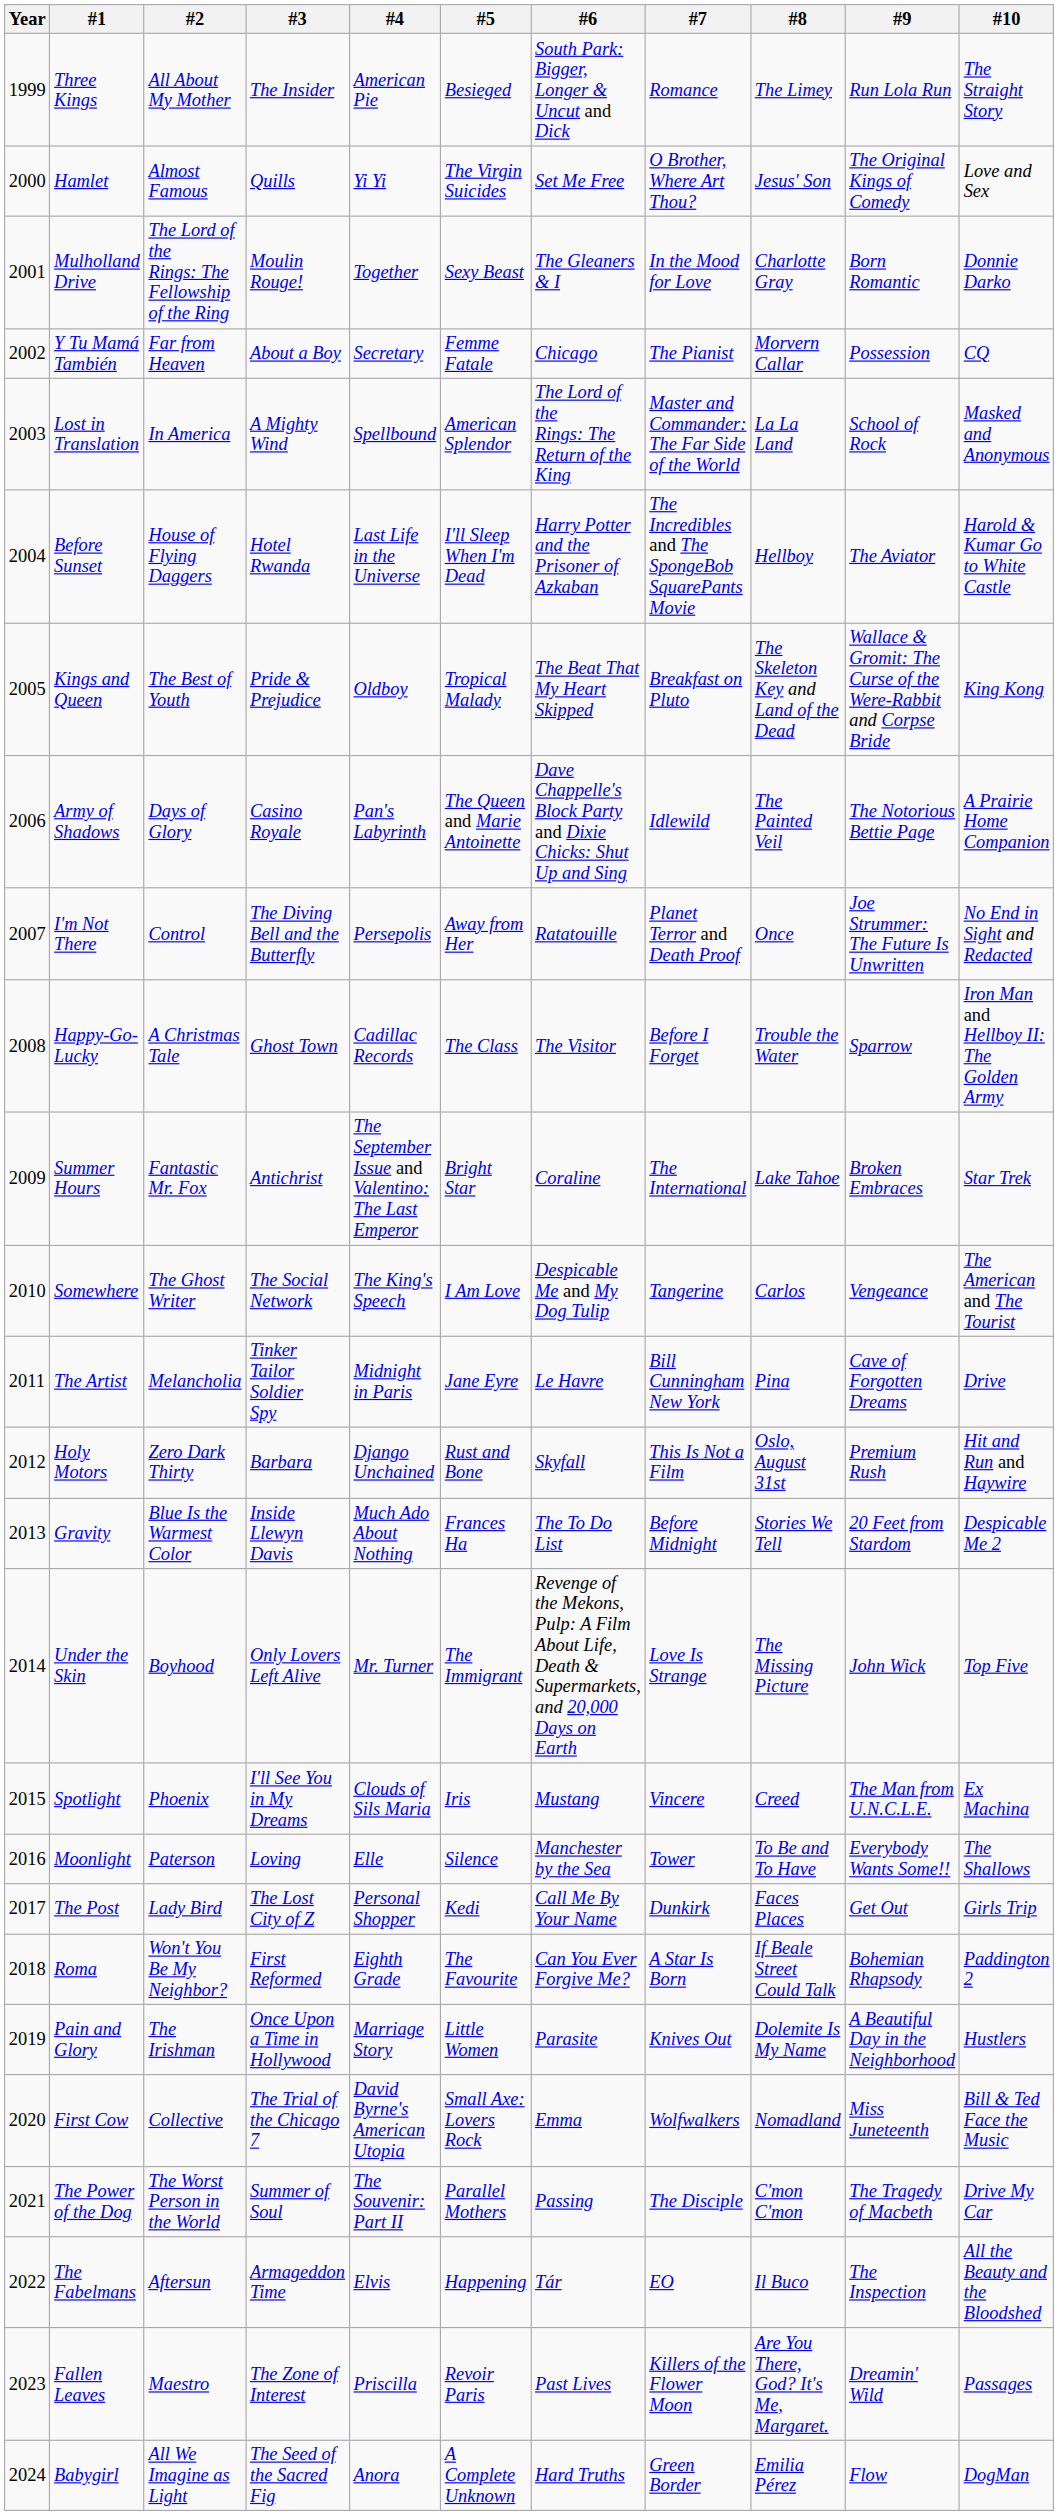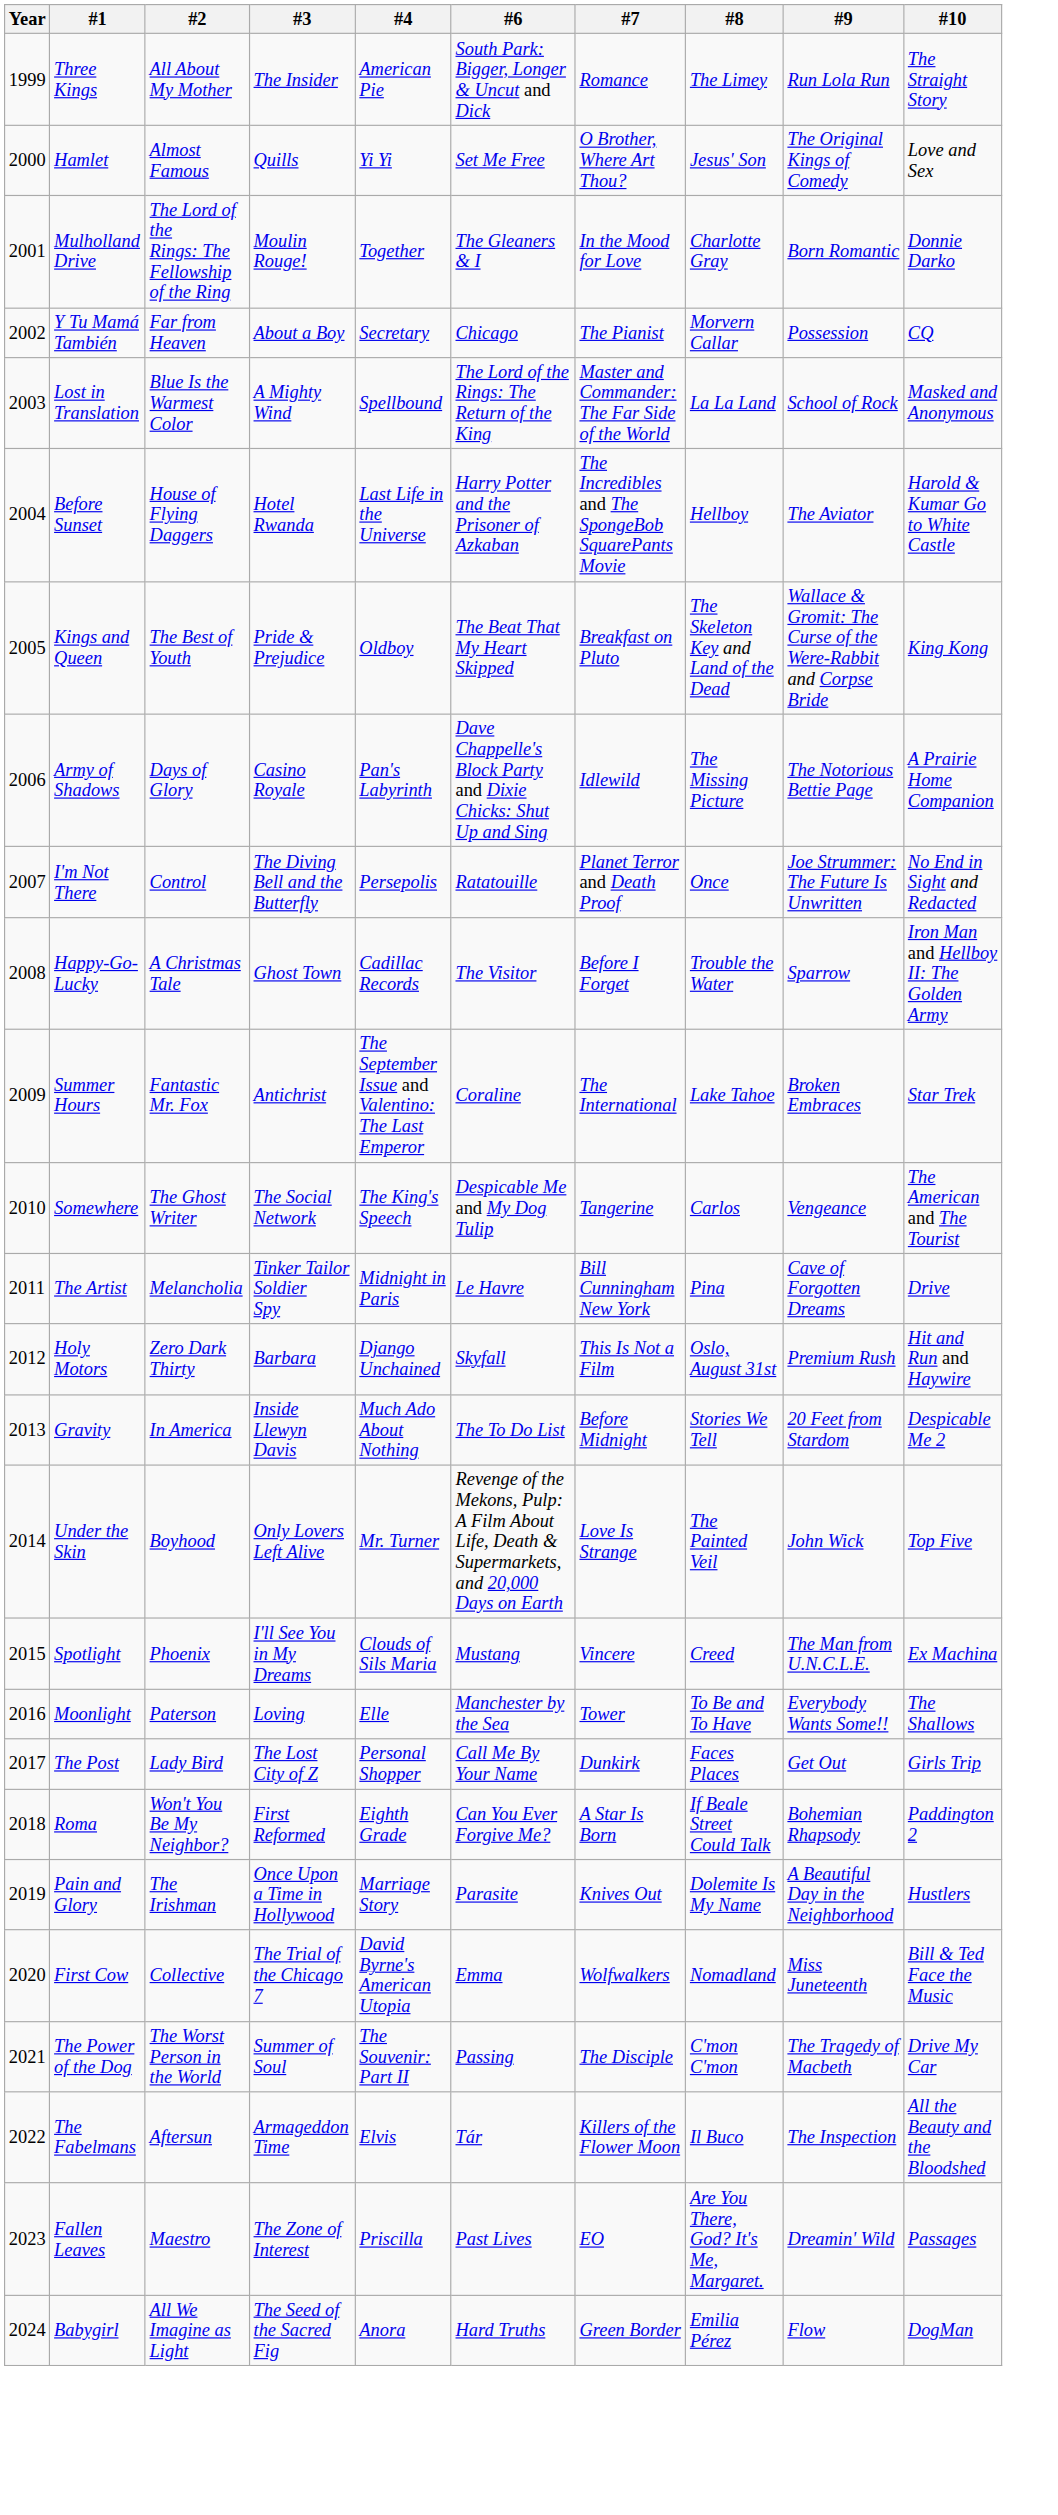- column: (486, 19)
(189, 434) In America -> (189, 403) Blue Is the Warmest Color
(783, 821) The Painted Veil -> (719, 780) The Missing Picture
(188, 1533) Blue Is the Warmest Color -> (191, 1429) In America
(784, 1665) The Missing Picture -> (719, 1541) The Painted Veil
(662, 2282) EO -> (630, 2137) Killers of the Flower Moon
(697, 2383) Killers of the Flower Moon -> (592, 2239) EO
